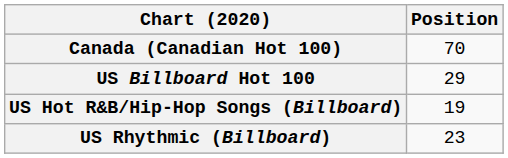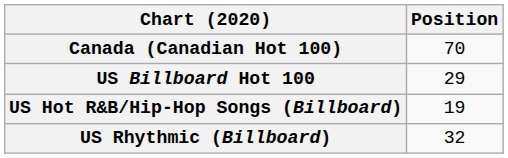(455, 138) 23 -> (455, 138) 32
